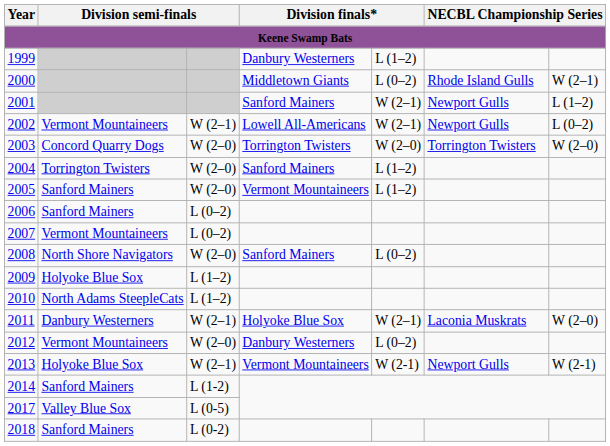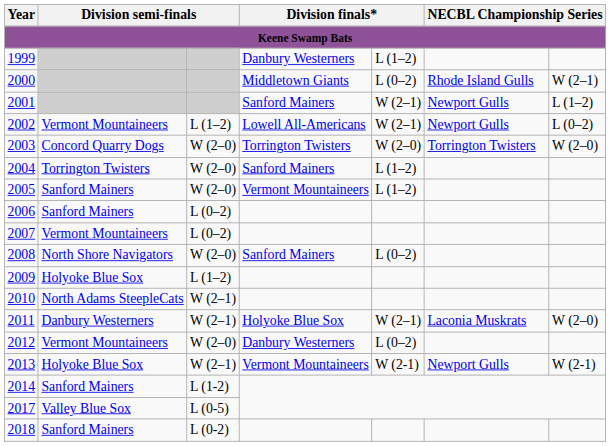(213, 124) W (2–1) -> (211, 124) L (1–2)
(211, 299) L (1–2) -> (213, 299) W (2–1)
